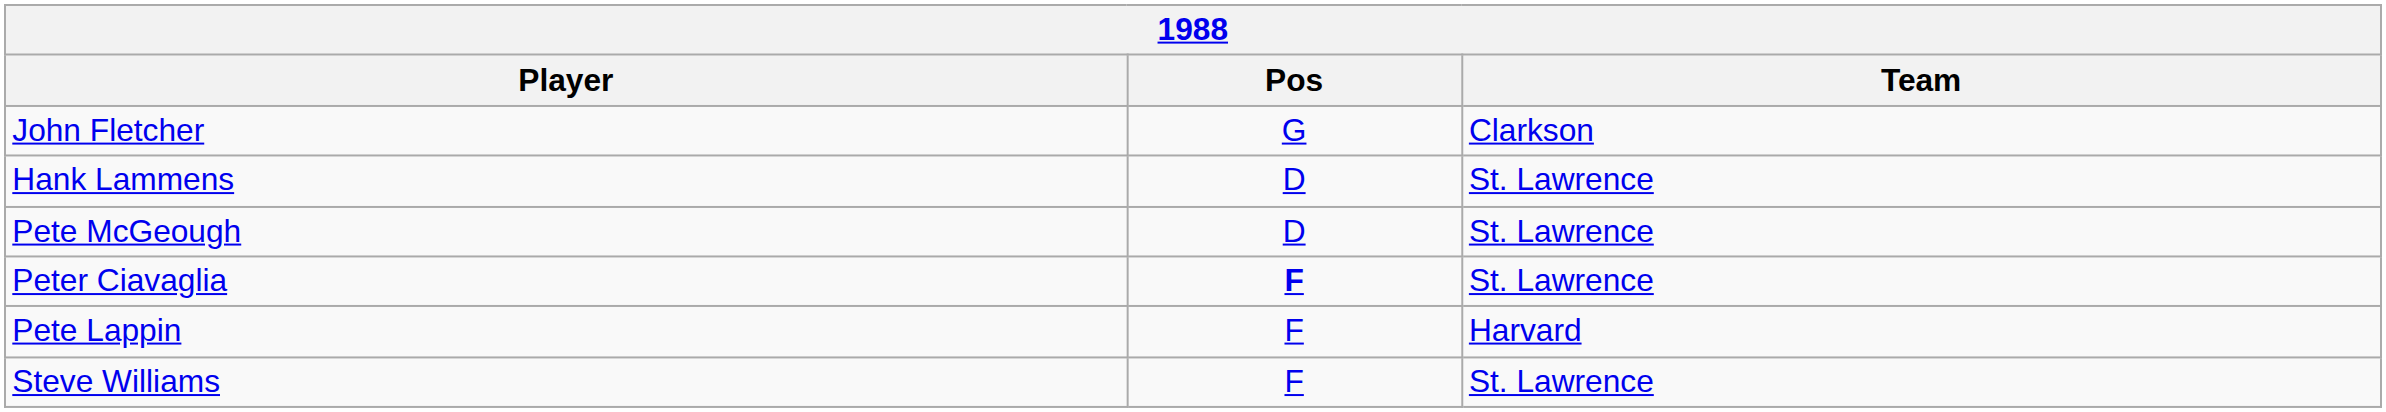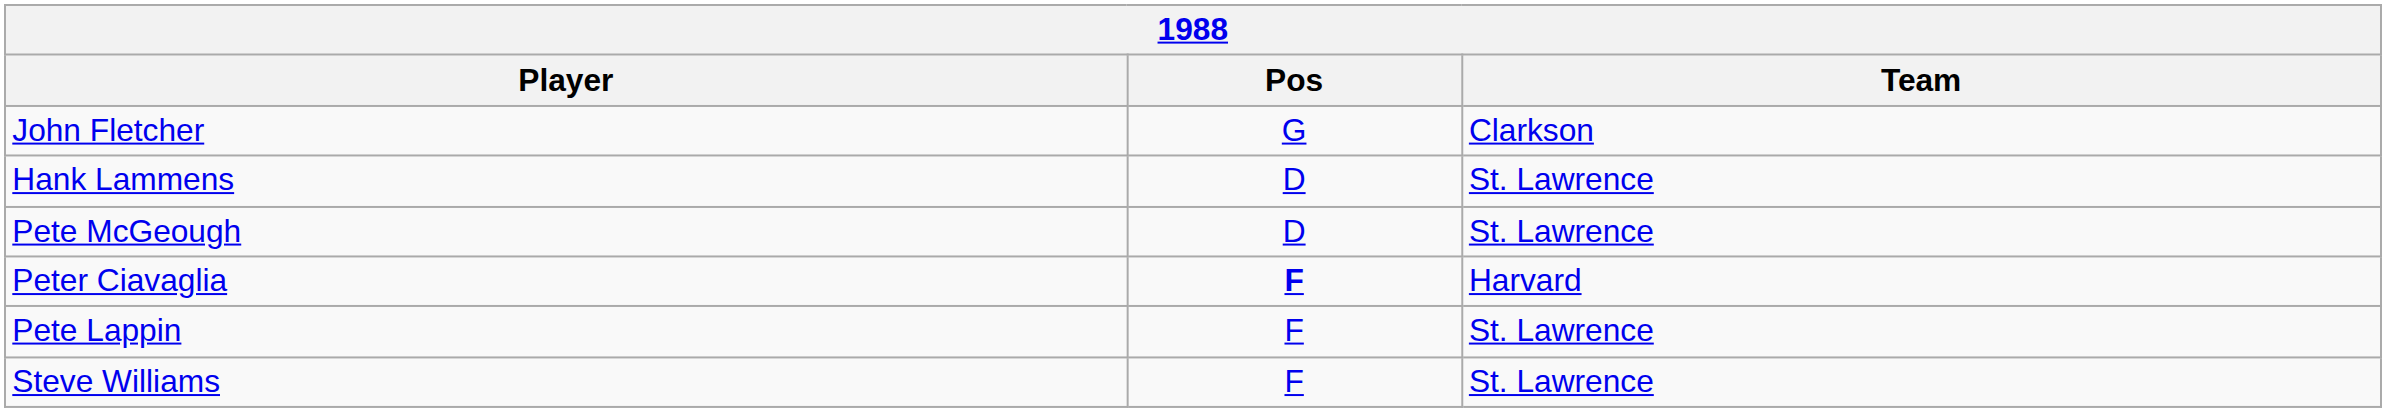(1561, 280) St. Lawrence -> (1525, 280) Harvard
(1525, 331) Harvard -> (1561, 331) St. Lawrence
